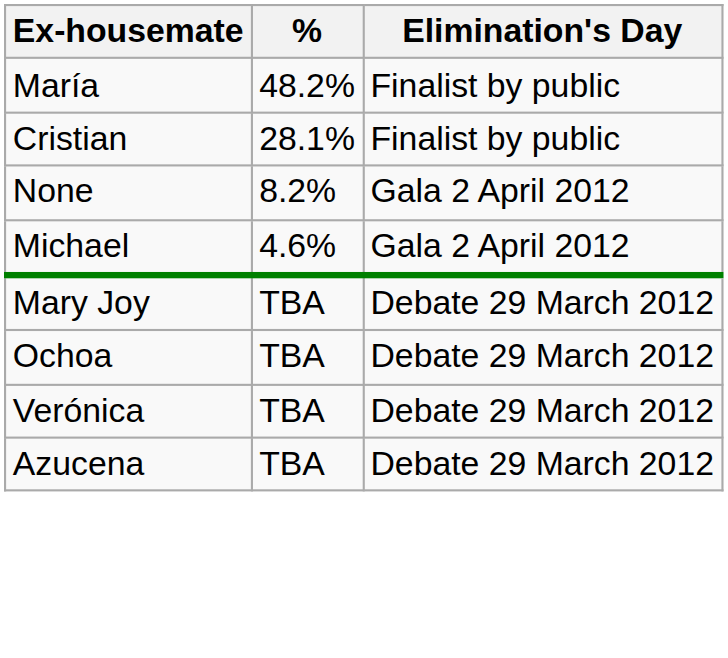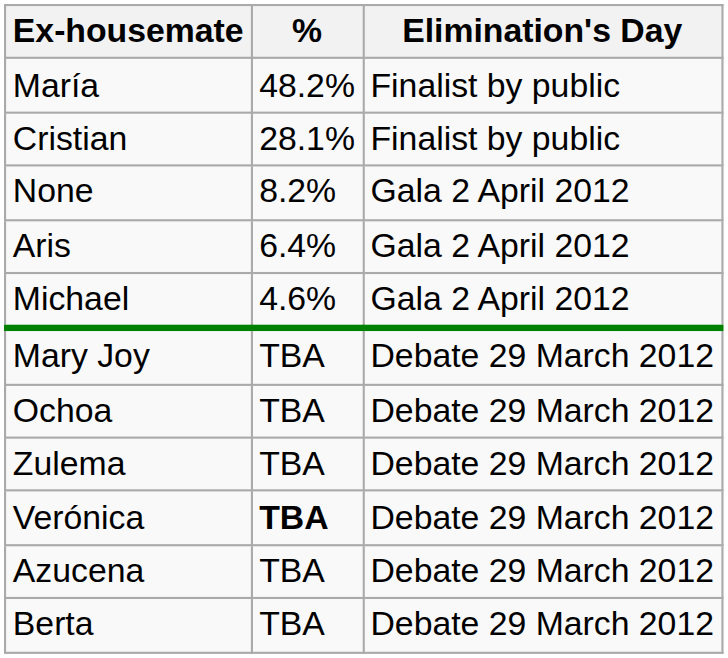+ row: (42, 245)
+ row: (69, 463)
(292, 410) normal -> (294, 517) bold
+ row: (53, 624)
